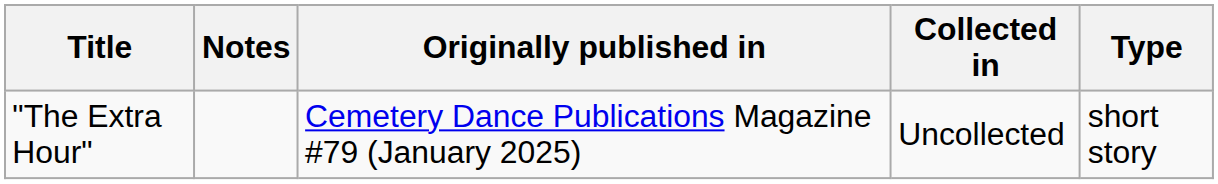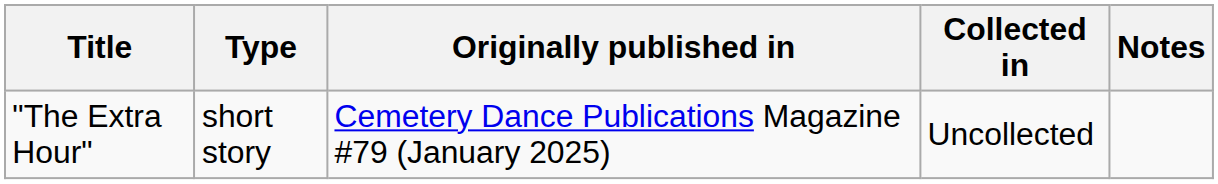columns swapped: (1147, 47) <-> (246, 47)
